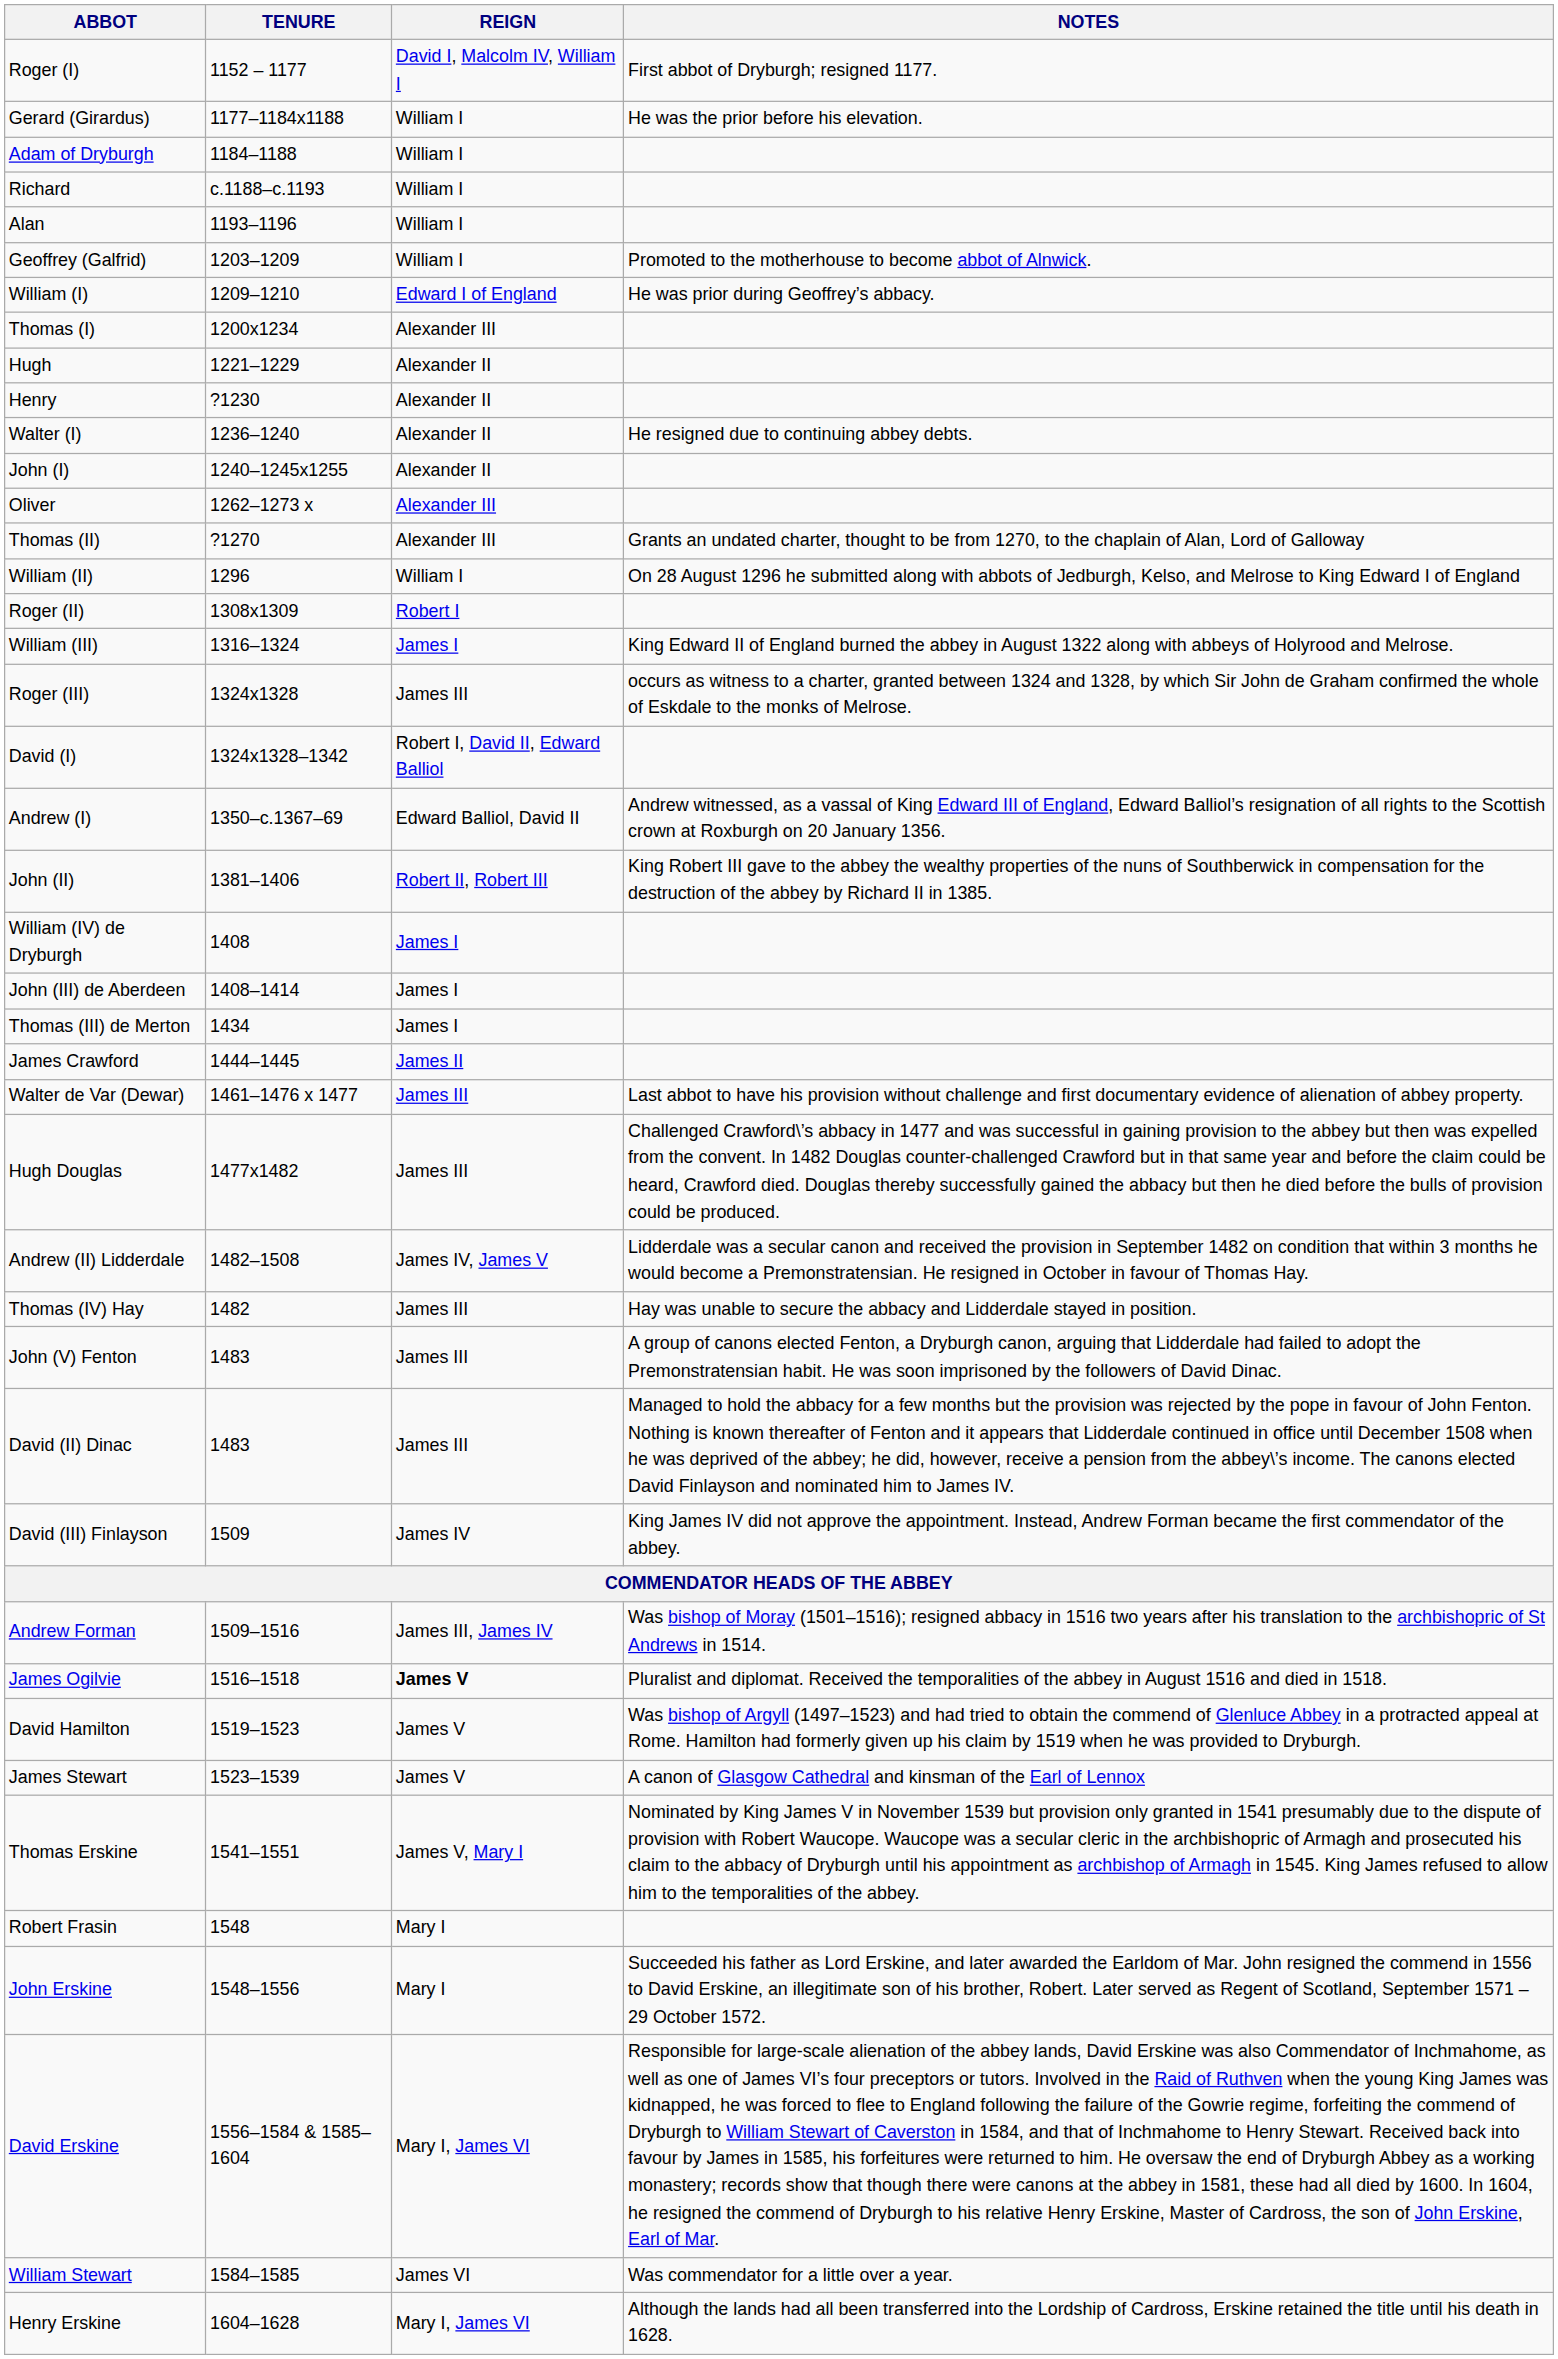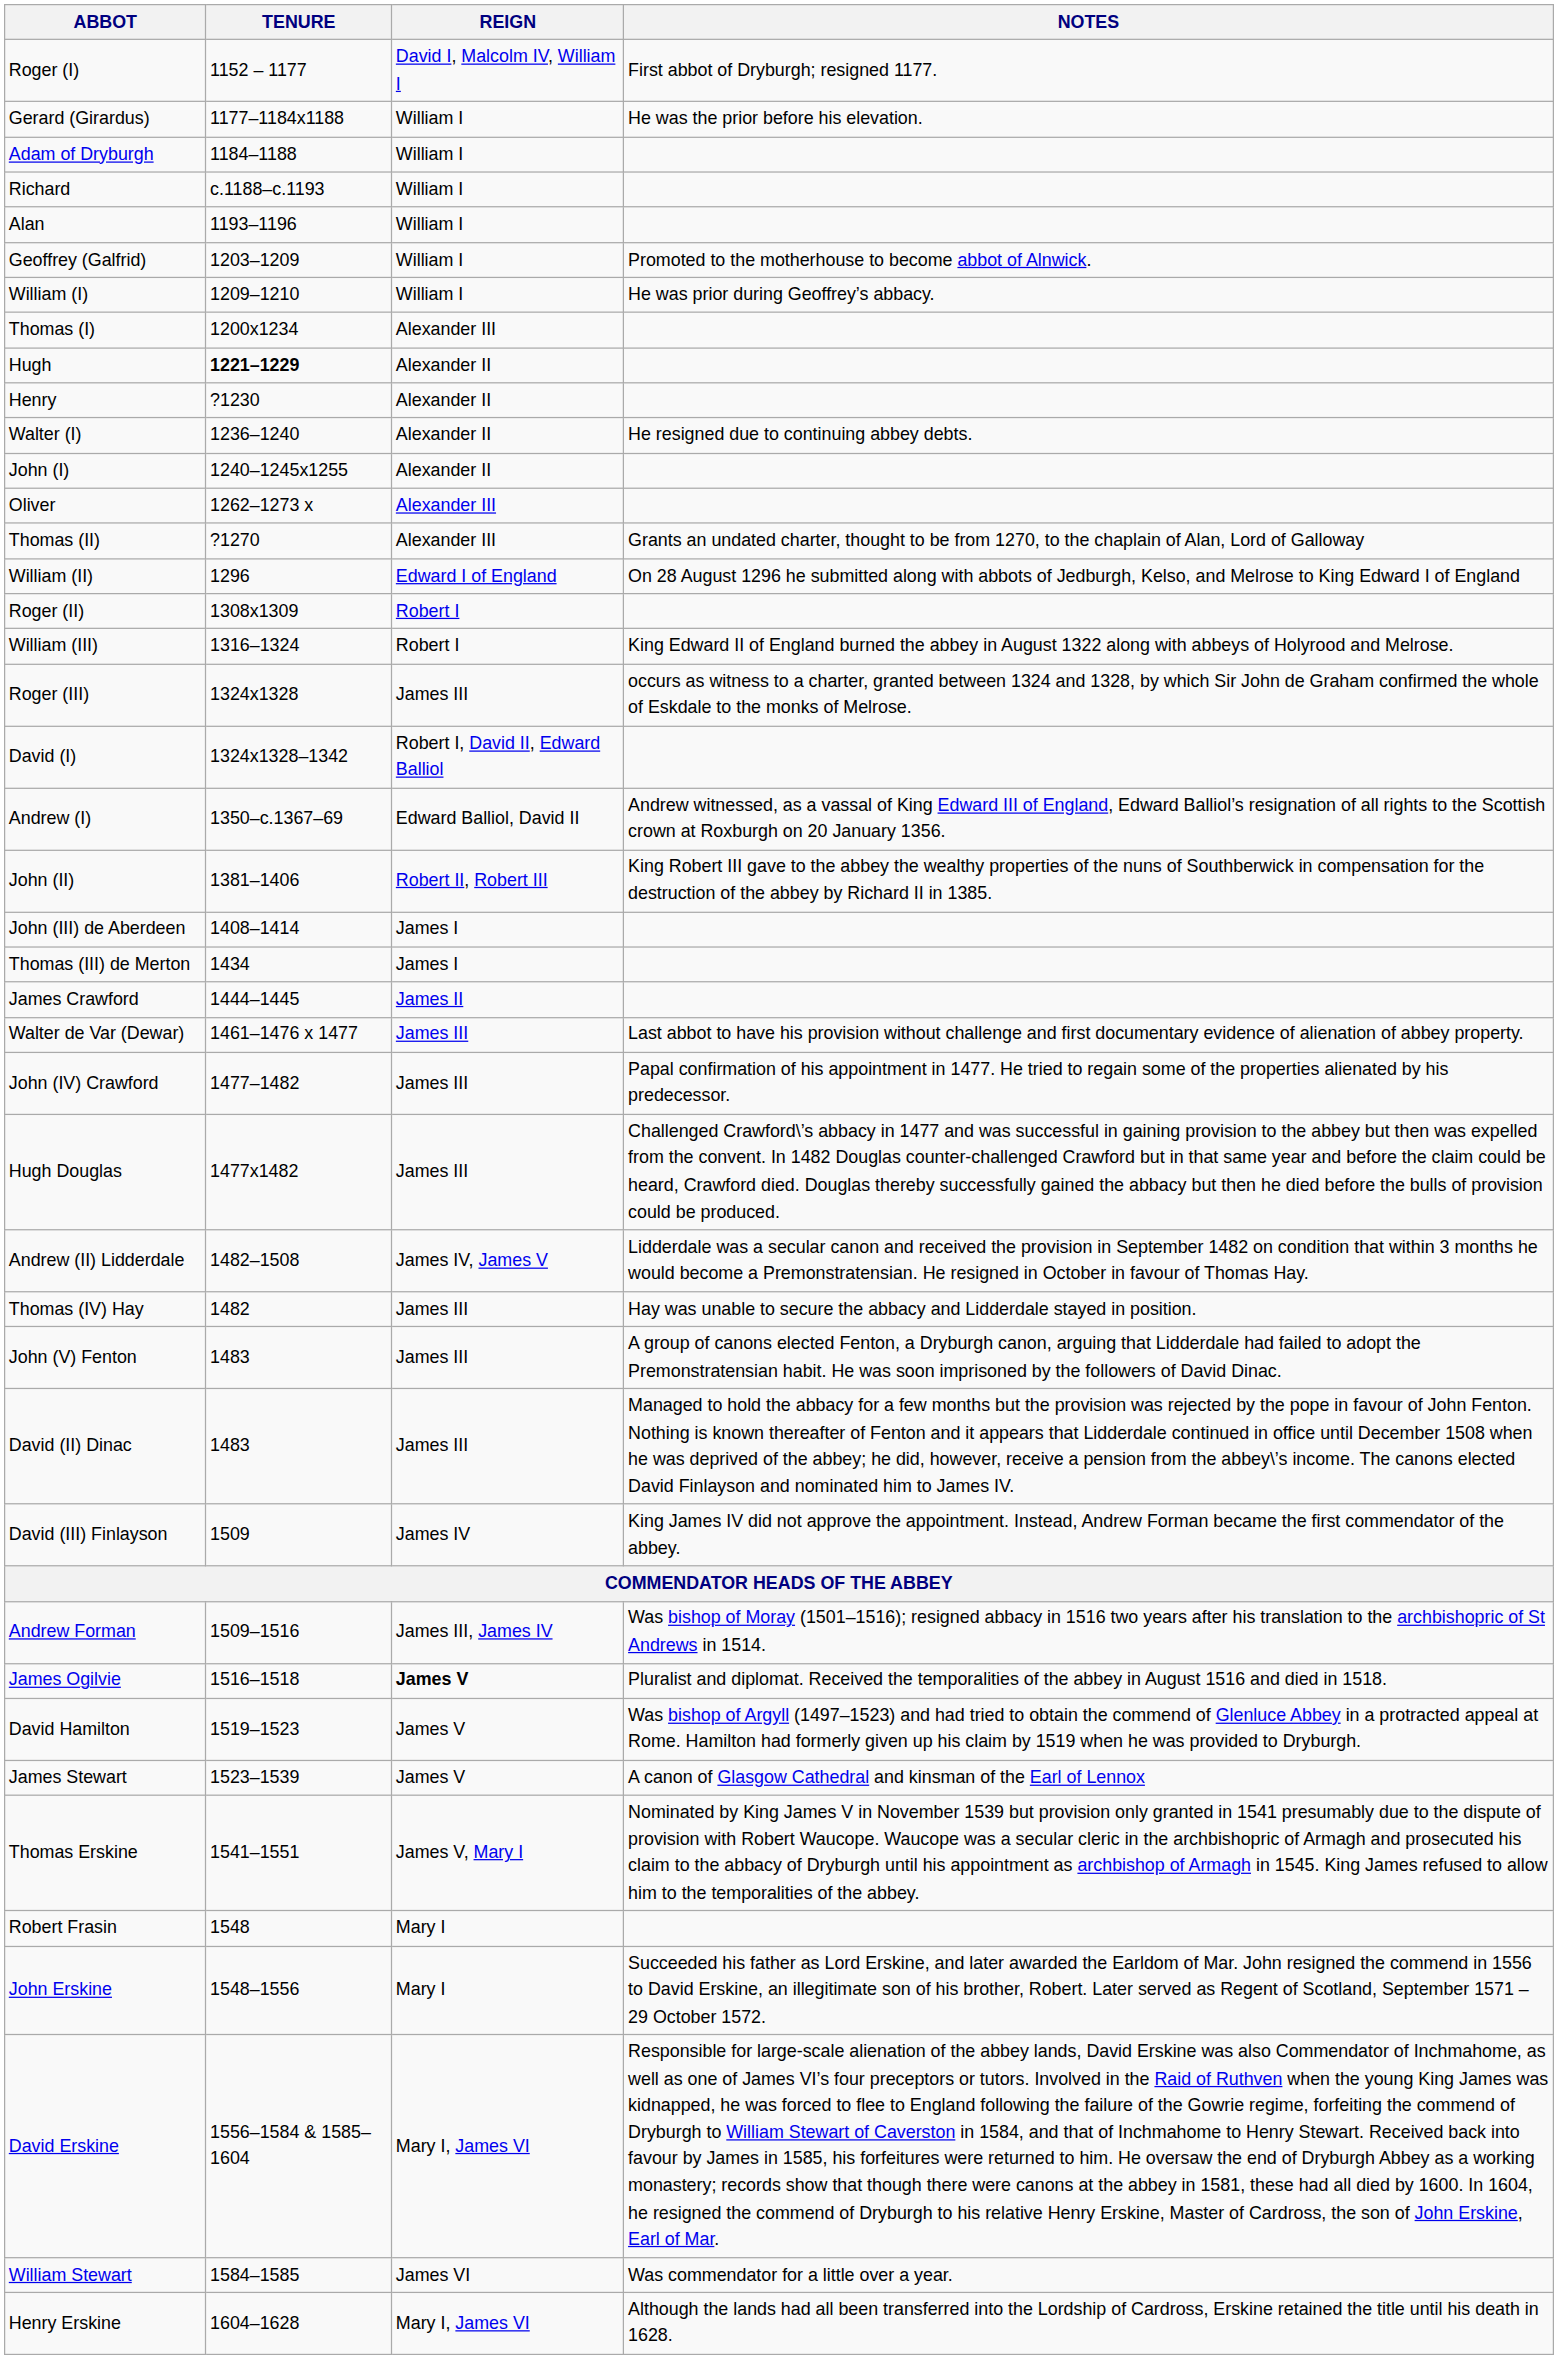(476, 294) Edward I of England -> (430, 294) William I
(255, 365) normal -> (255, 365) bold
(430, 576) William I -> (476, 576) Edward I of England
(427, 646) James I -> (428, 646) Robert I
- row: (67, 942)
+ row: (84, 1083)
